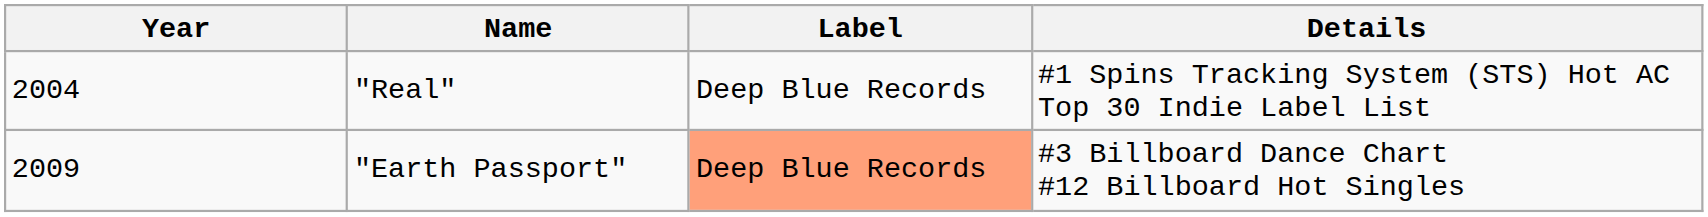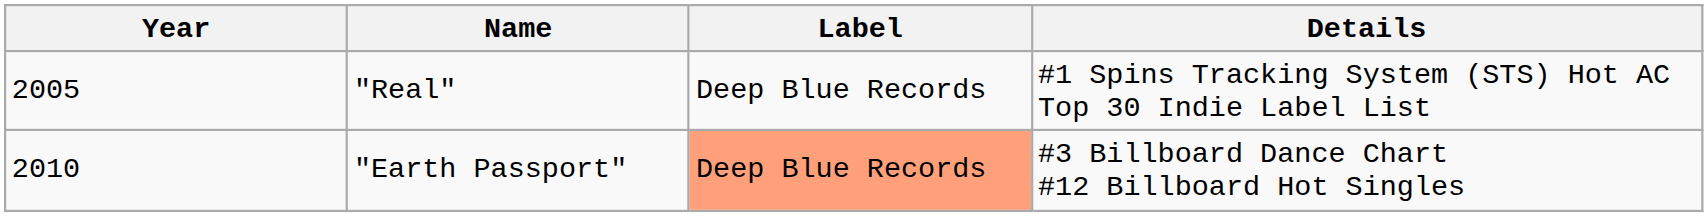(46, 91) 2004 -> (46, 91) 2005
(46, 170) 2009 -> (46, 170) 2010
